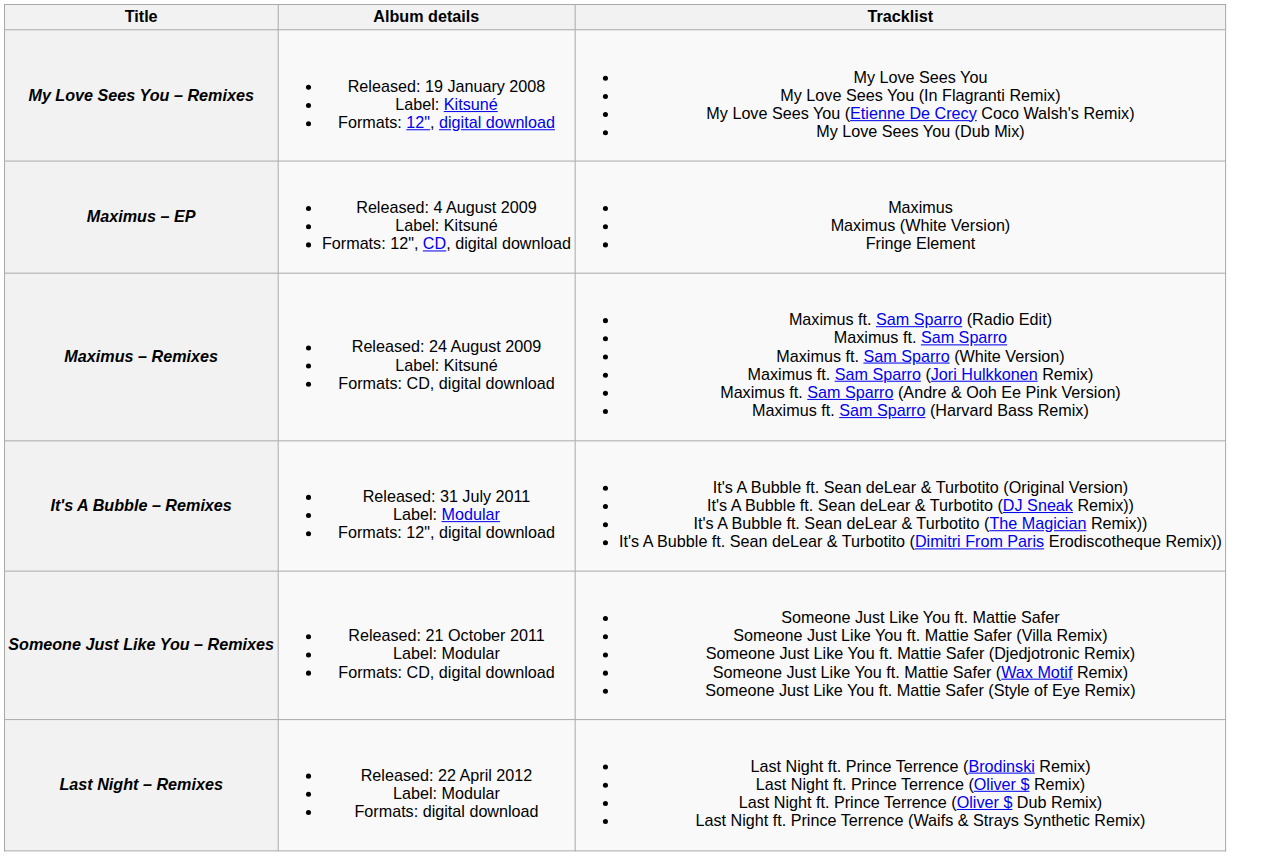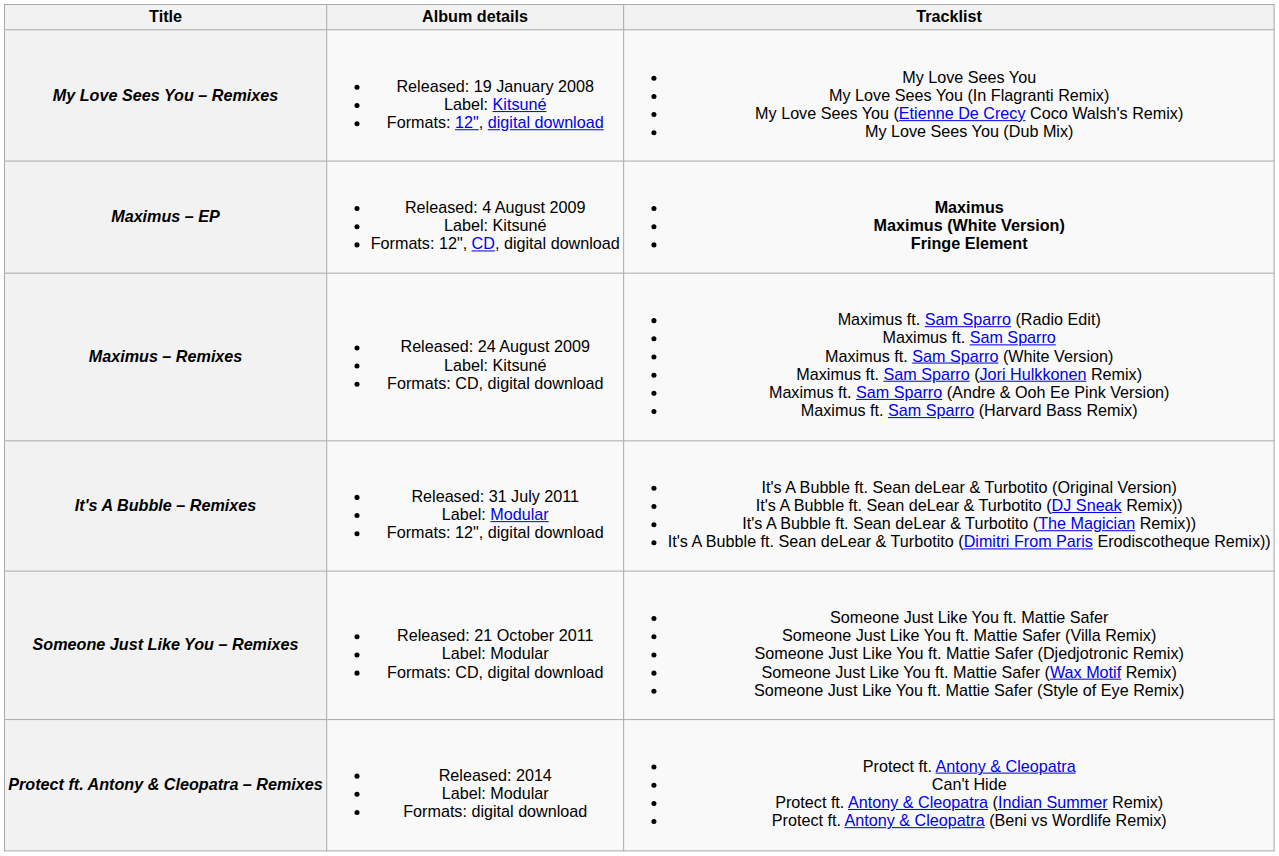(900, 226) normal -> (949, 226) bold
- row: (141, 785)
+ row: (166, 785)
